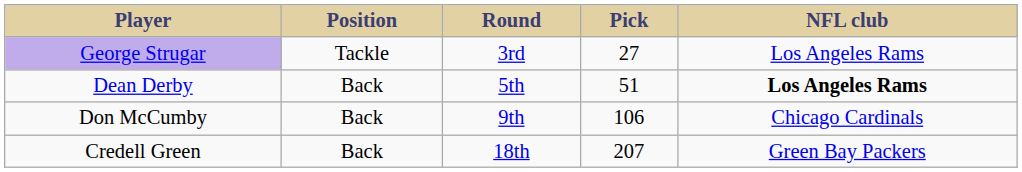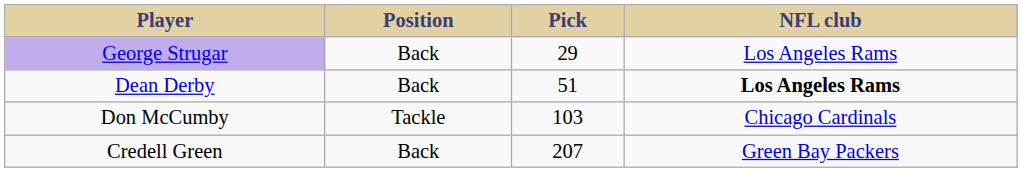- column: (511, 20)
(362, 53) Tackle -> (418, 53) Back
(629, 53) 27 -> (568, 53) 29
(362, 118) Back -> (418, 118) Tackle
(629, 118) 106 -> (568, 118) 103
